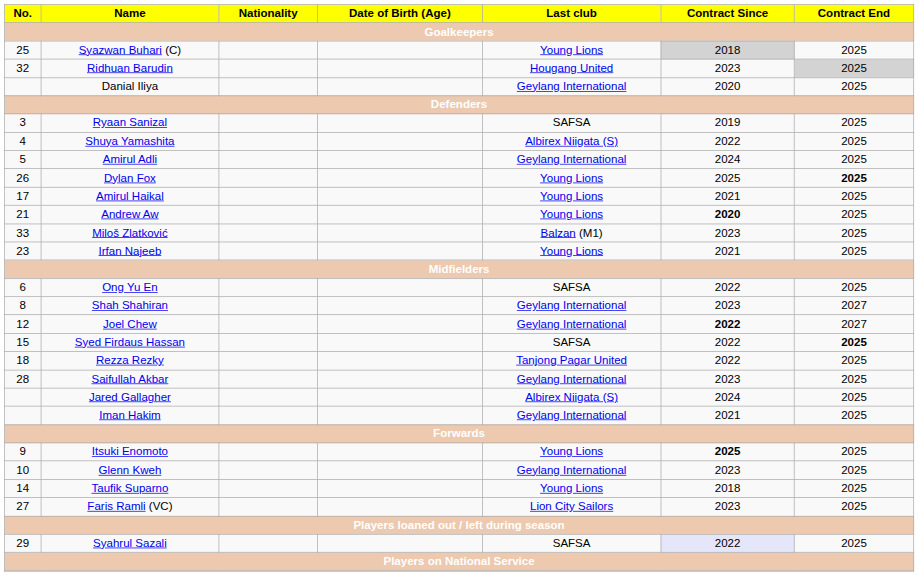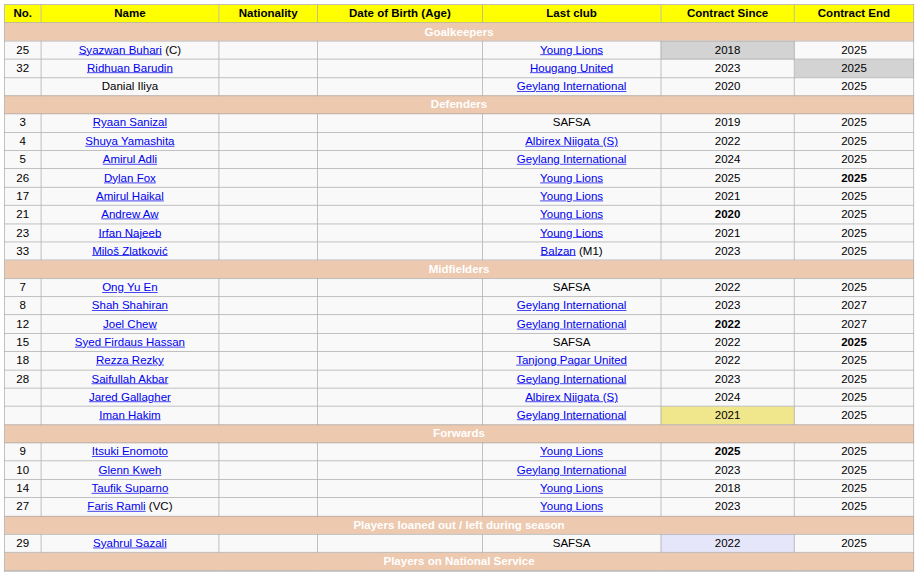rows swapped: (130, 251) <-> (130, 232)
(23, 287) 6 -> (23, 287) 7
(728, 415) no background -> (728, 415) khaki background
(572, 506) Lion City Sailors -> (572, 506) Young Lions
